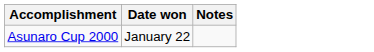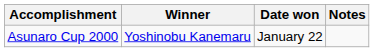+ column: (188, 15)
